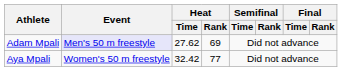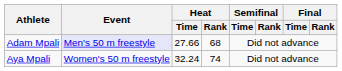(187, 43) 27.62 -> (187, 43) 27.66
(215, 43) 69 -> (215, 43) 68
(187, 59) 32.42 -> (187, 59) 32.24
(215, 59) 77 -> (215, 59) 74
